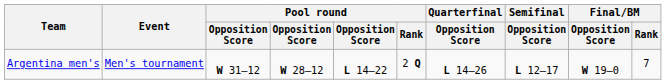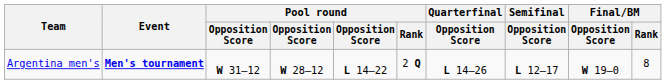(154, 64) normal -> (154, 64) bold
(646, 64) 7 -> (646, 64) 8
